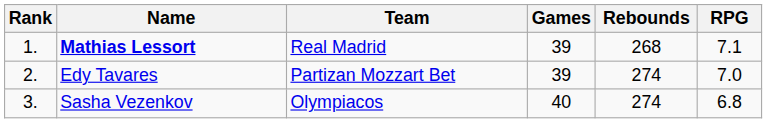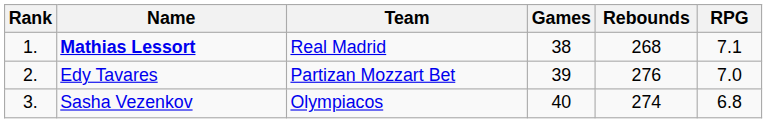(561, 46) 39 -> (561, 46) 38
(646, 74) 274 -> (646, 74) 276
